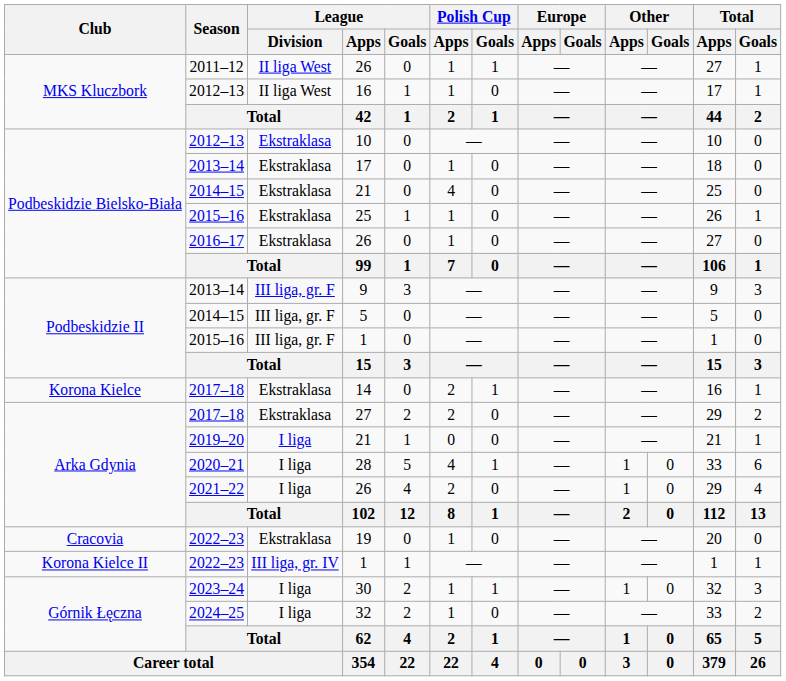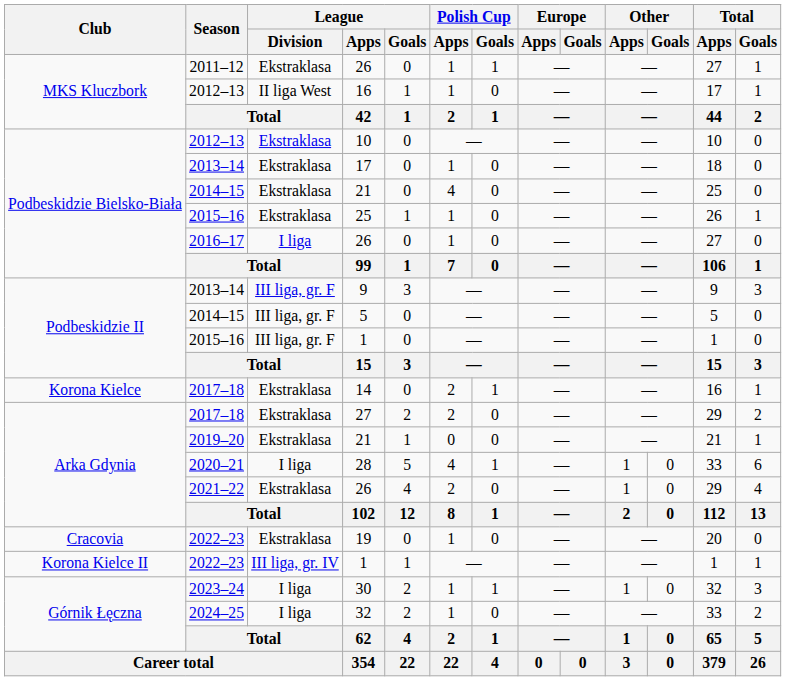(295, 66) II liga West -> (295, 66) Ekstraklasa
(295, 240) Ekstraklasa -> (295, 240) I liga
(295, 439) I liga -> (295, 439) Ekstraklasa
(295, 489) I liga -> (295, 489) Ekstraklasa
